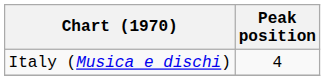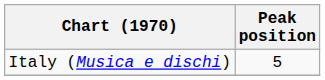(277, 63) 4 -> (277, 63) 5
